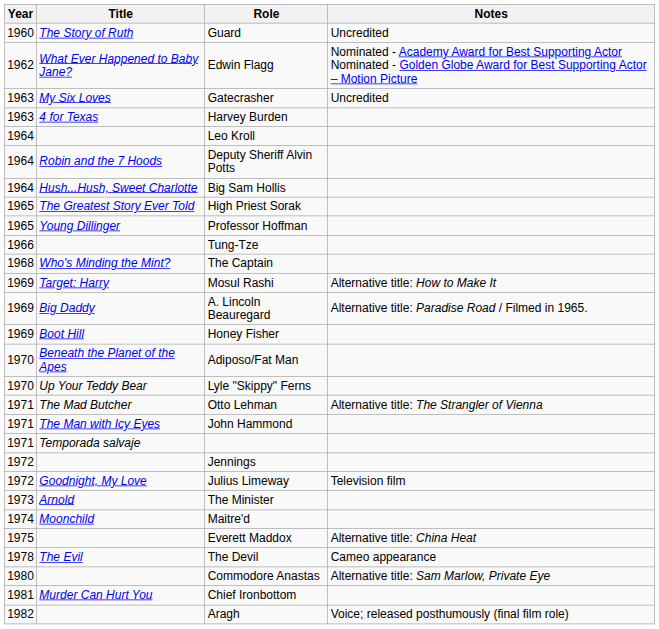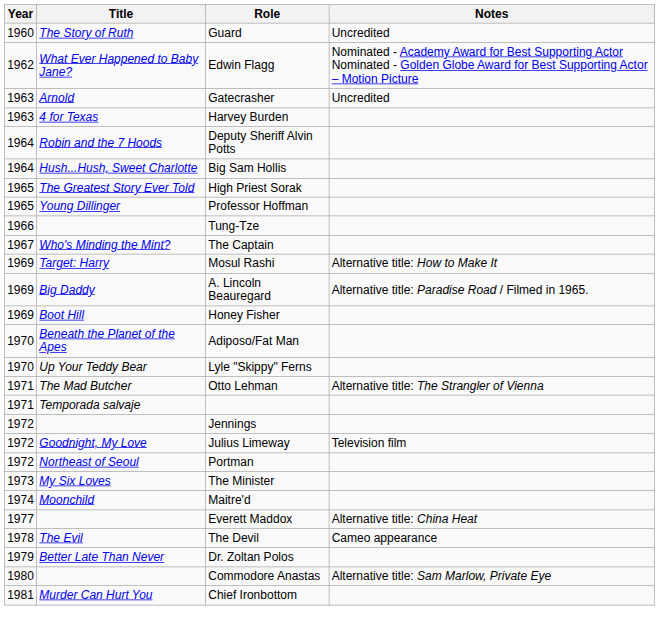(75, 98) My Six Loves -> (57, 98) Arnold
- row: (231, 136)
(20, 263) 1968 -> (20, 244) 1967
- row: (250, 424)
+ row: (231, 462)
(57, 500) Arnold -> (75, 481) My Six Loves
(20, 538) 1975 -> (20, 519) 1977
+ row: (251, 557)
- row: (224, 614)
